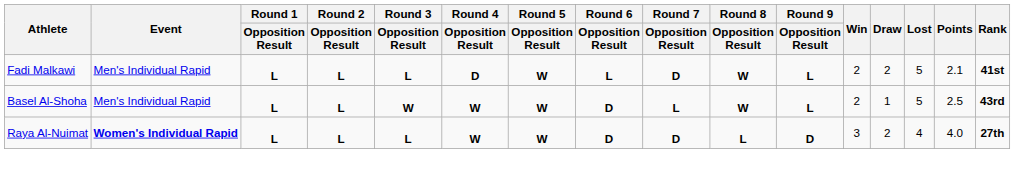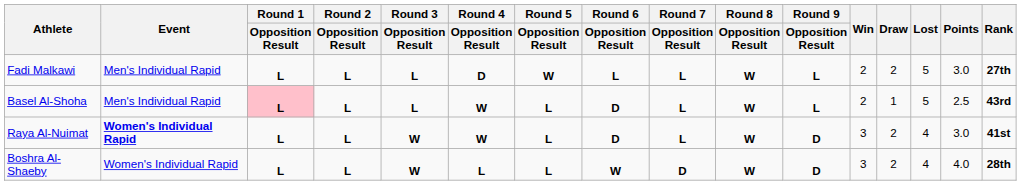(676, 77) D -> (682, 77) L
(955, 70) 2.1 -> (961, 70) 3.0
(992, 70) 41st -> (999, 70) 27th
(274, 108) no background -> (281, 108) pink background
(408, 108) W -> (415, 108) L
(542, 108) W -> (548, 108) L
(408, 140) L -> (415, 140) W
(542, 140) W -> (548, 140) L
(676, 140) D -> (682, 140) L
(743, 140) L -> (749, 140) W
(955, 133) 4.0 -> (961, 133) 3.0
(992, 133) 27th -> (999, 133) 41st
+ row: (34, 164)
